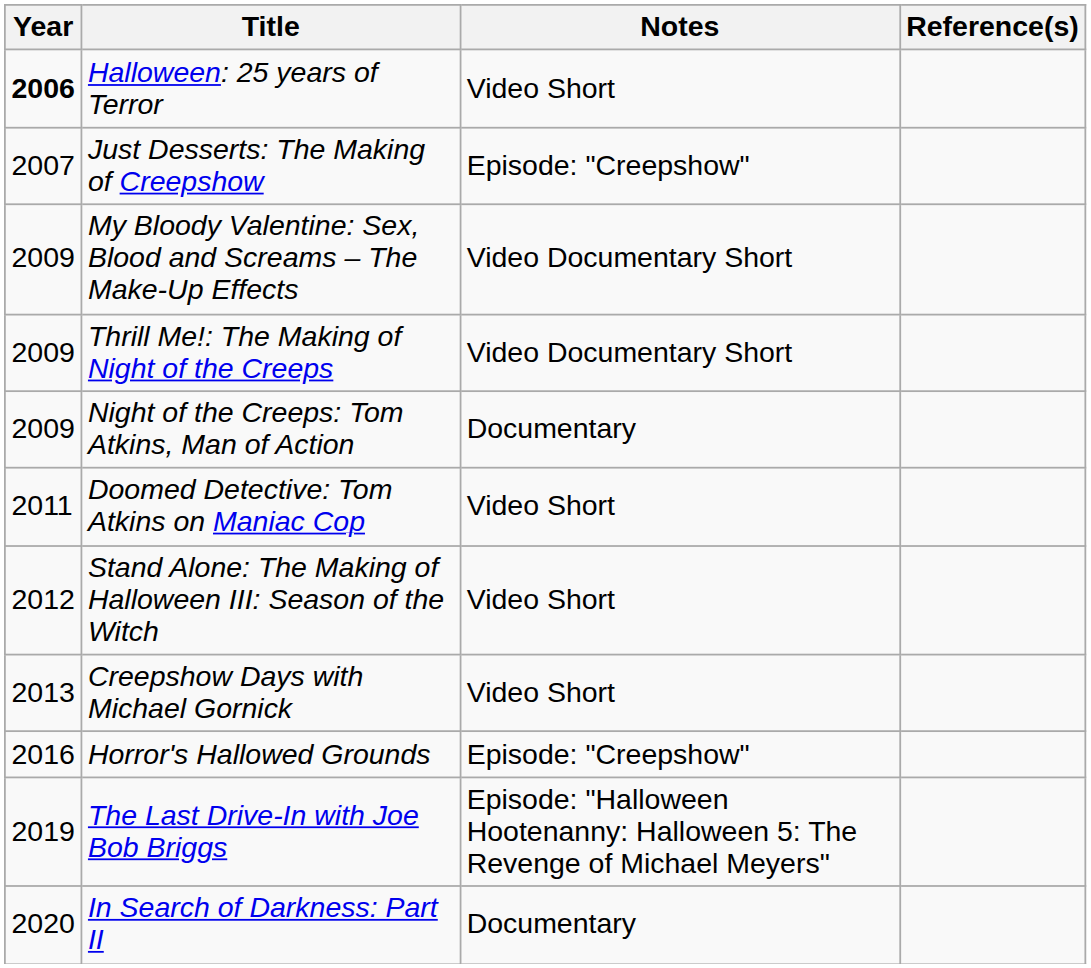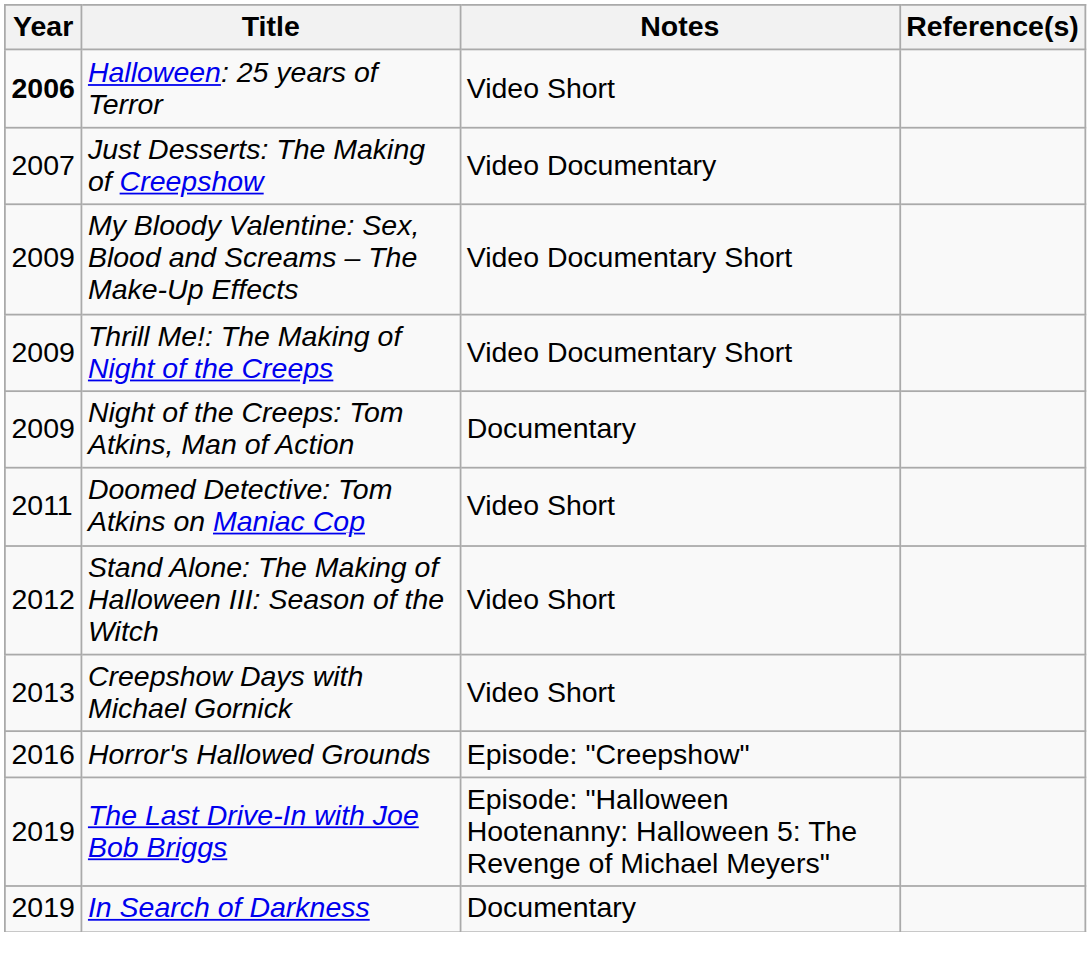(608, 165) Episode: "Creepshow" -> (591, 165) Video Documentary
+ row: (229, 908)
- row: (263, 924)
